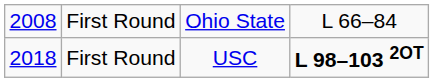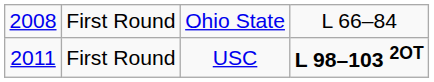(33, 57) 2018 -> (33, 57) 2011
